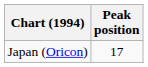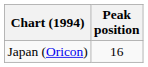(117, 51) 17 -> (117, 51) 16
